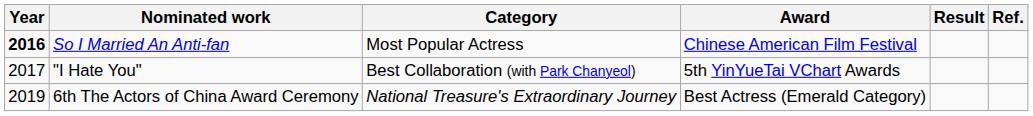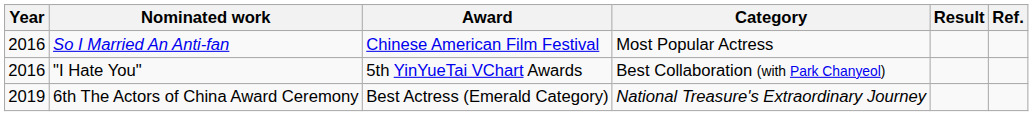columns swapped: (805, 17) <-> (521, 17)
(27, 44) bold -> (27, 44) normal
(27, 70) 2017 -> (27, 70) 2016
